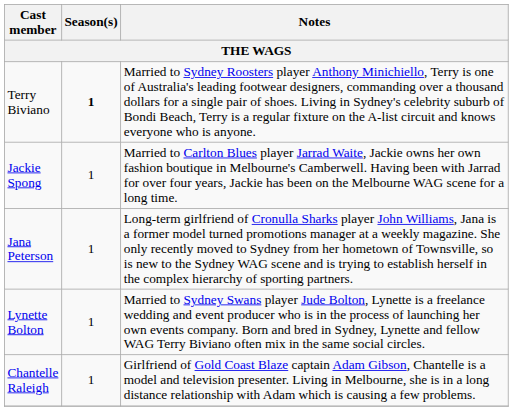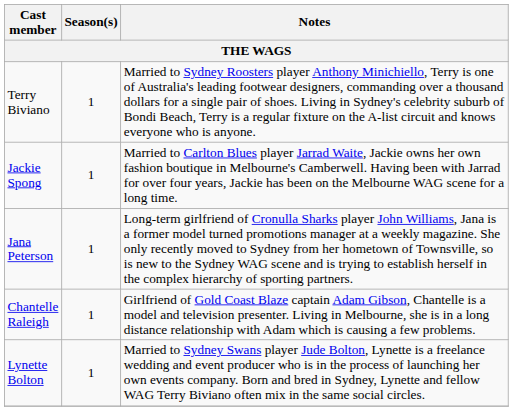(91, 101) bold -> (91, 101) normal
rows swapped: (33, 380) <-> (27, 322)
